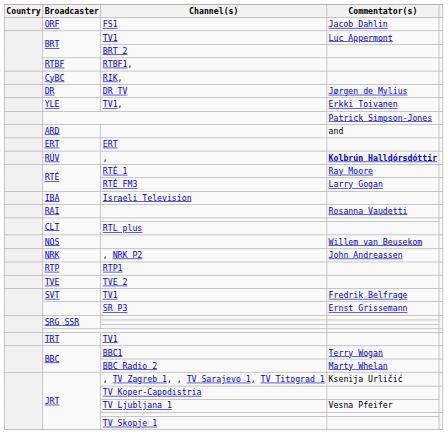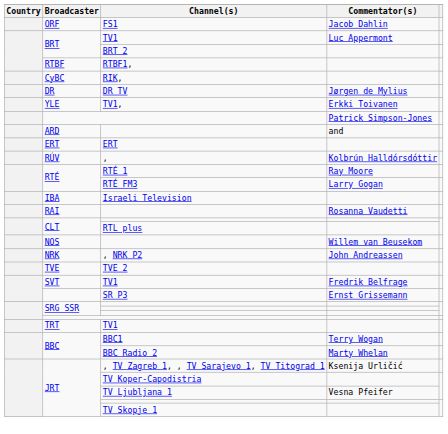(383, 158) bold -> (383, 158) normal
- row: (52, 269)
